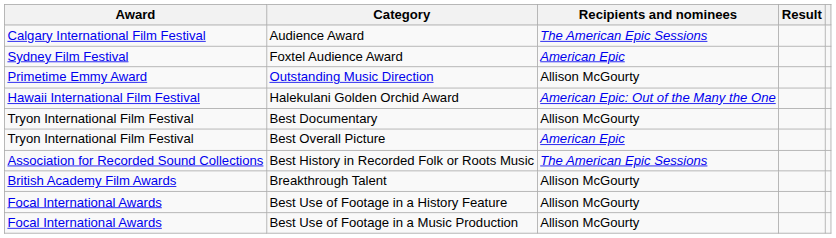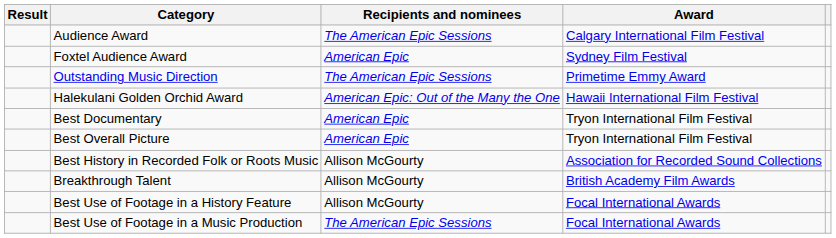columns swapped: (135, 14) <-> (802, 14)
(590, 77) Allison McGourty -> (408, 77) The American Epic Sessions
(590, 118) Allison McGourty -> (367, 118) American Epic
(624, 160) The American Epic Sessions -> (374, 160) Allison McGourty
(590, 222) Allison McGourty -> (408, 222) The American Epic Sessions
